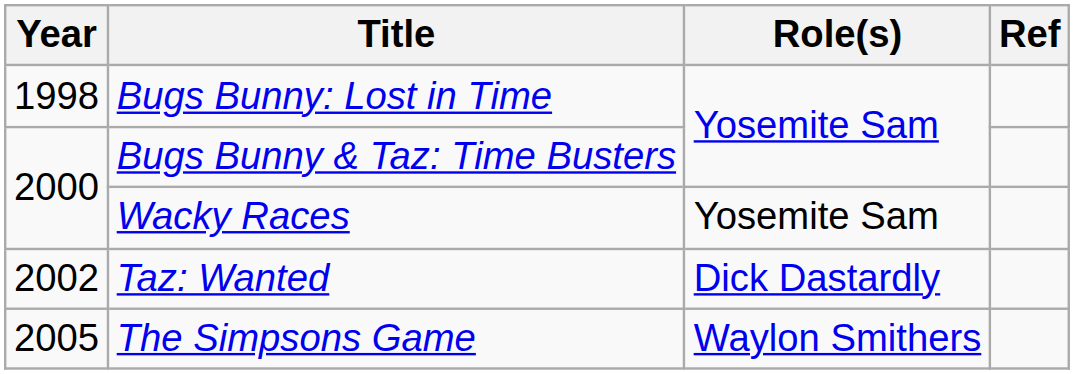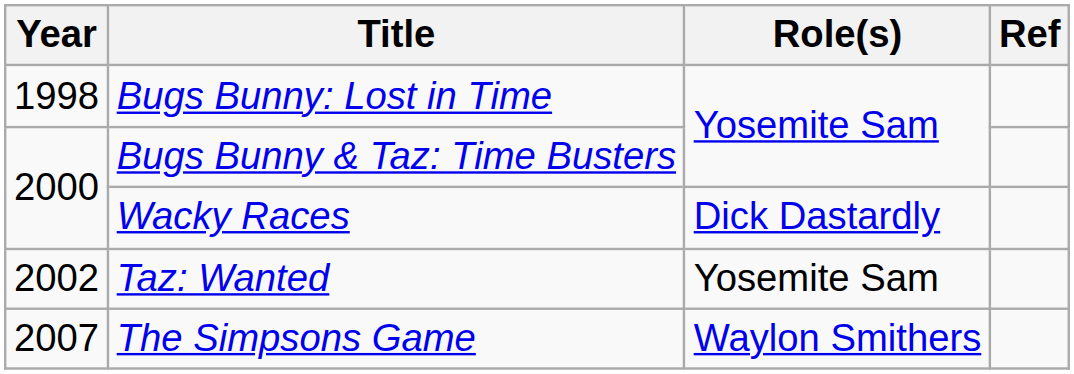(816, 216) Yosemite Sam -> (817, 216) Dick Dastardly
(817, 277) Dick Dastardly -> (816, 277) Yosemite Sam
(57, 338) 2005 -> (57, 338) 2007
